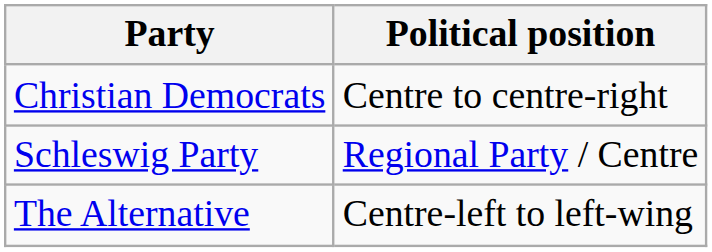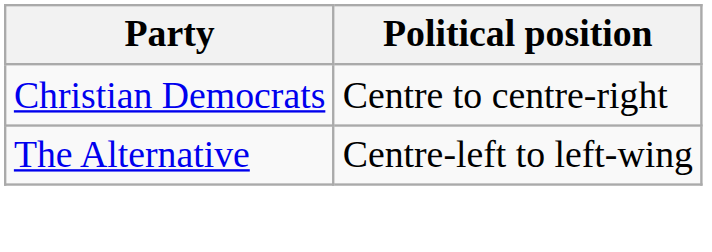- row: (136, 154)
